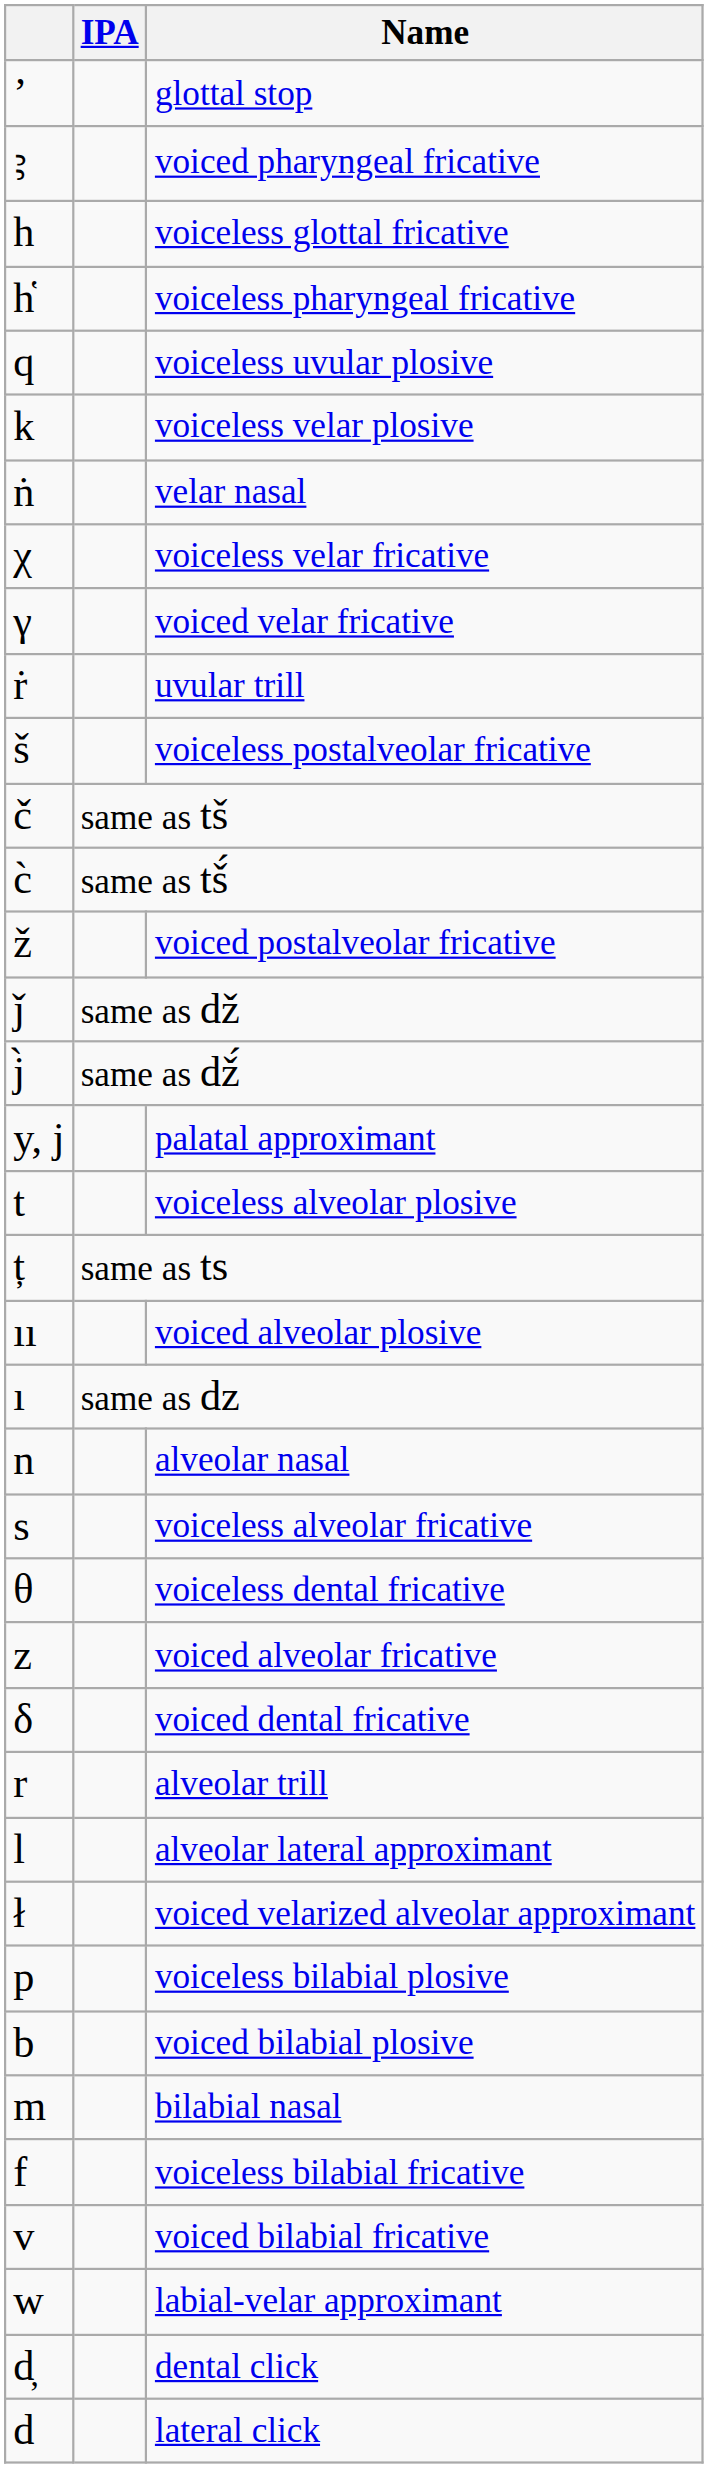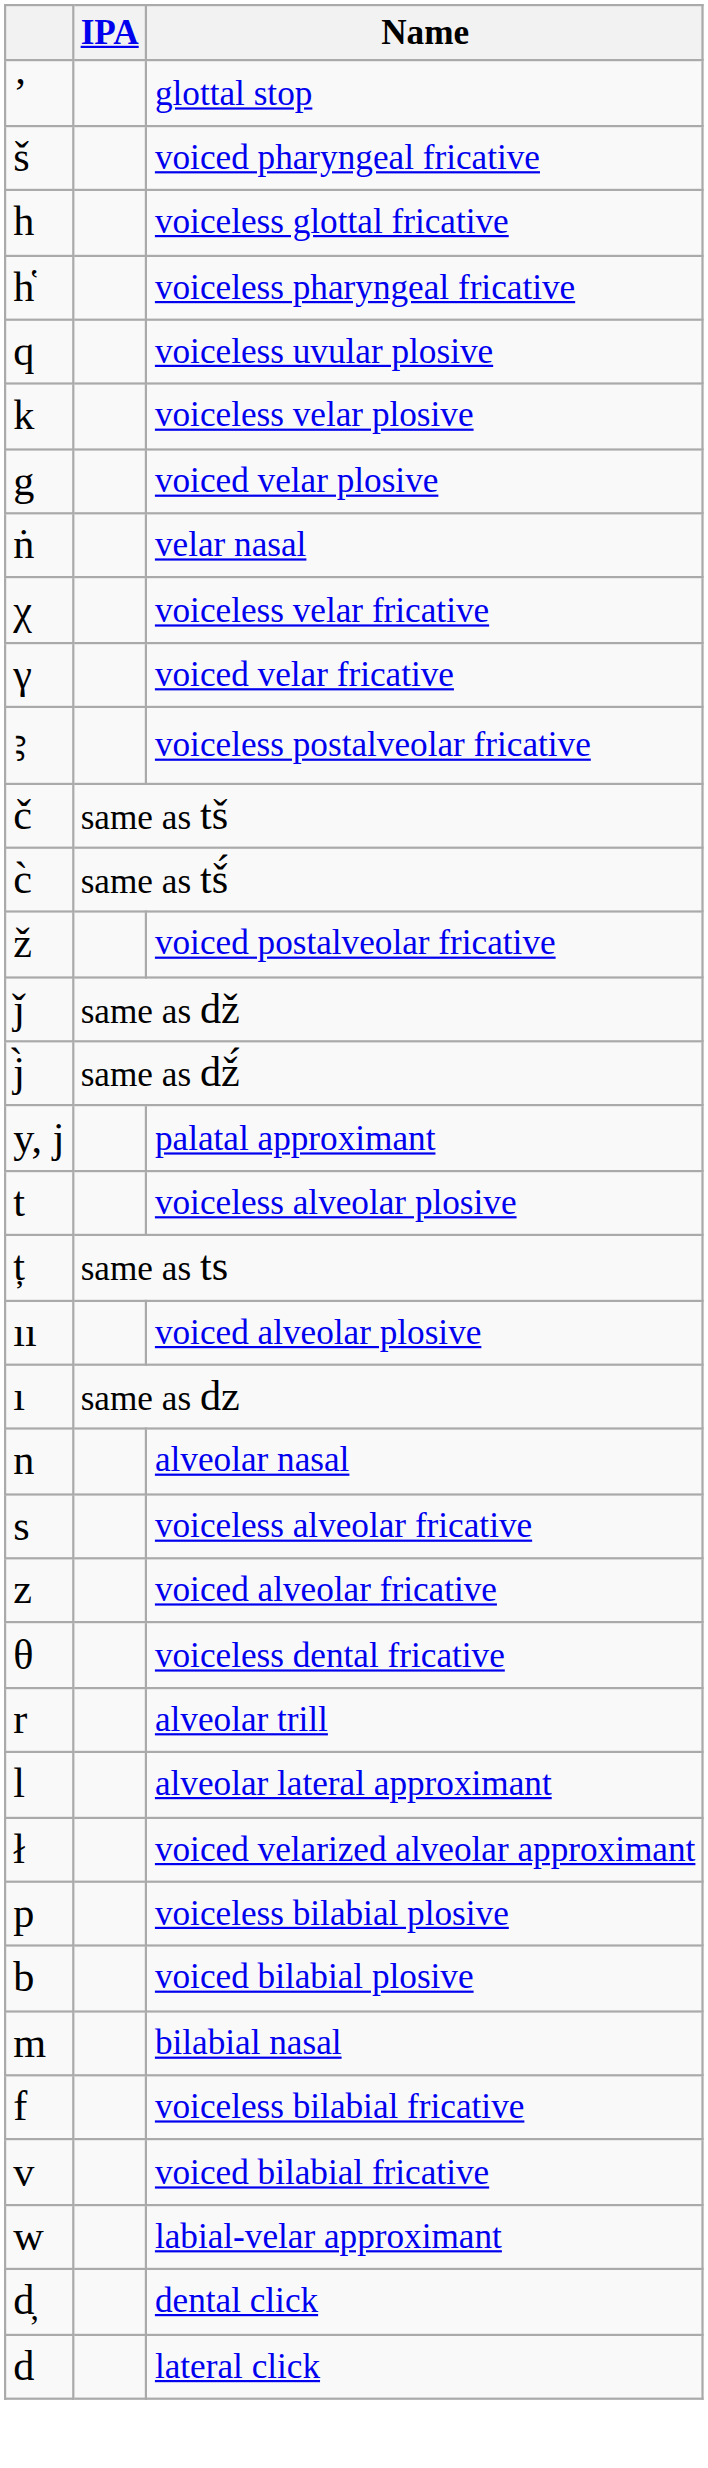(20, 166) ꜣ -> (21, 157) š
+ row: (297, 480)
- row: (230, 685)
(21, 749) š -> (20, 747) ꜣ
rows swapped: (326, 1654) <-> (330, 1590)
- row: (312, 1719)
